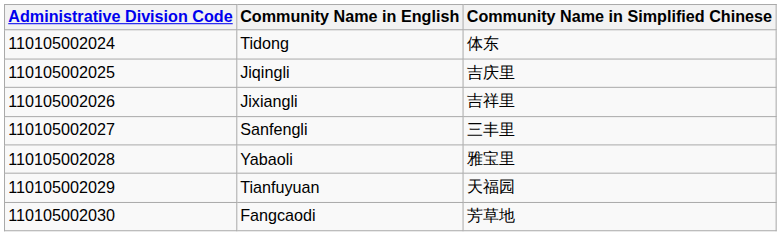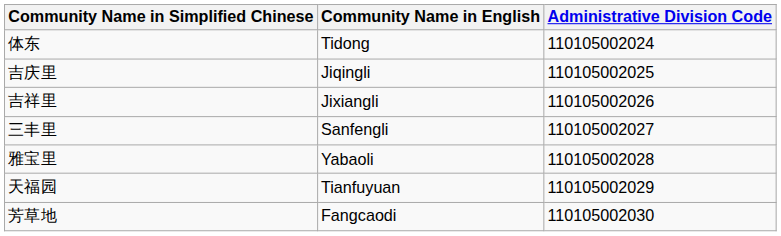columns swapped: (120, 17) <-> (619, 17)
